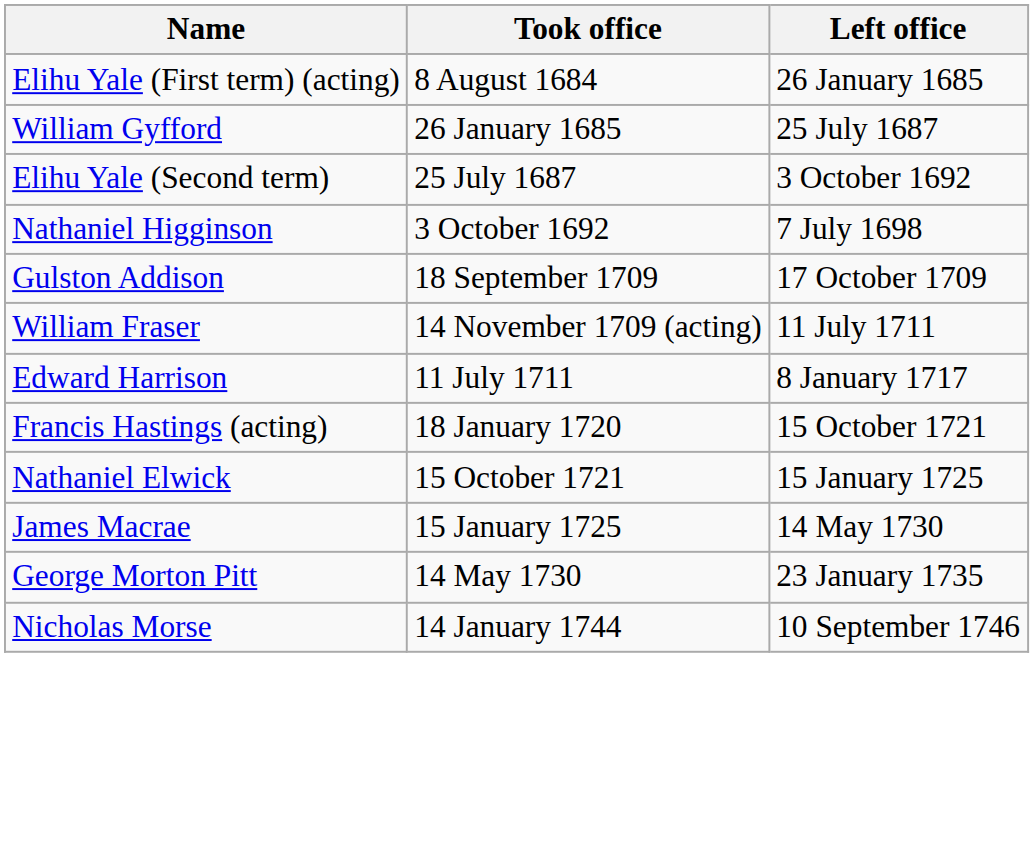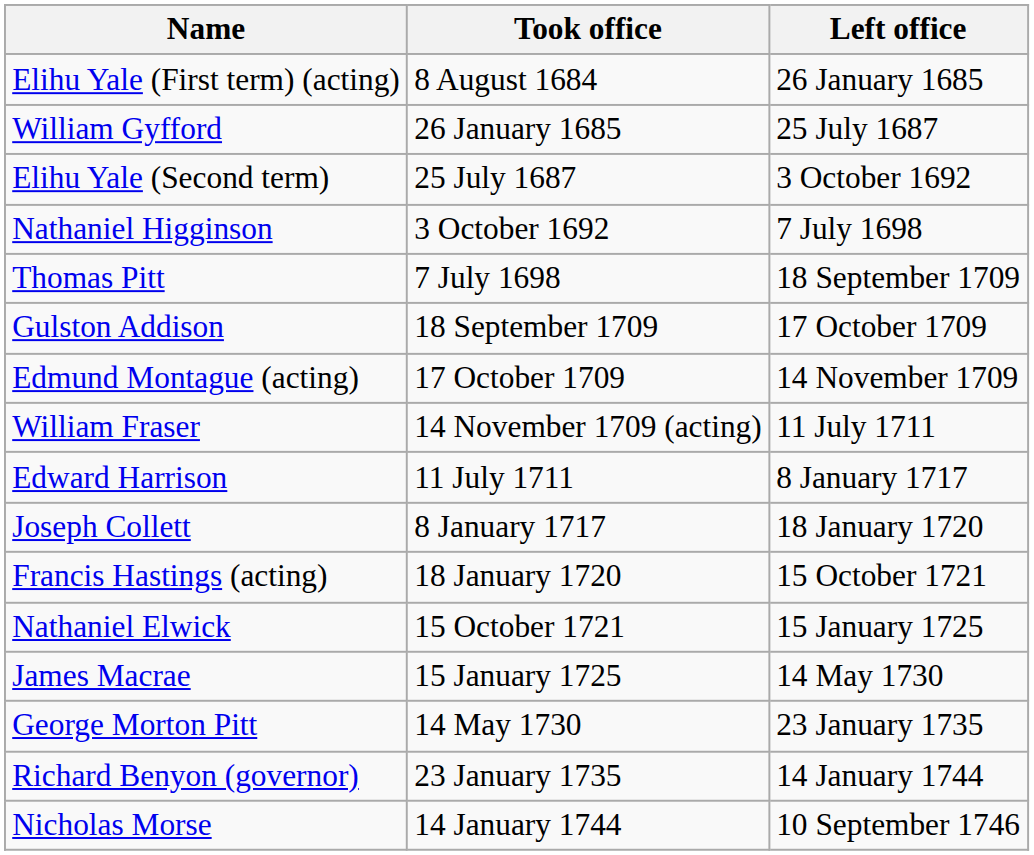+ row: (88, 278)
+ row: (186, 377)
+ row: (101, 526)
+ row: (186, 775)
